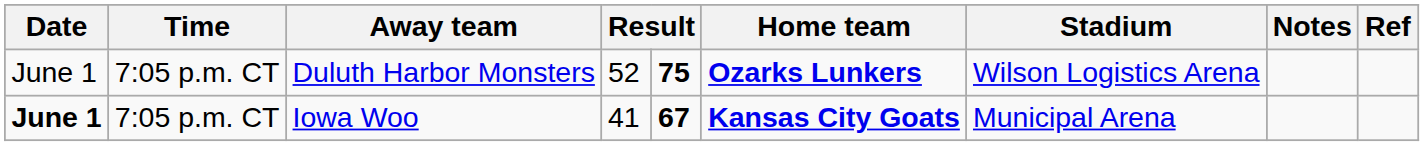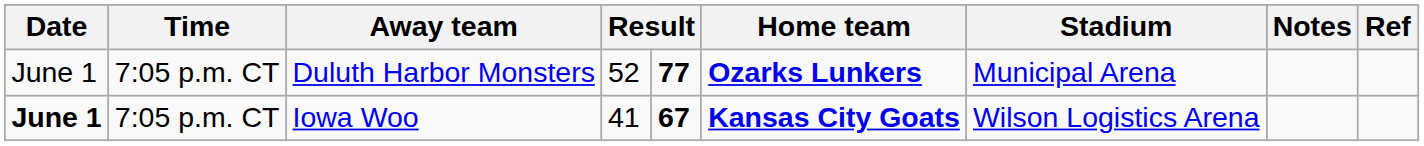(674, 72) 75 -> (674, 72) 77
(1116, 72) Wilson Logistics Arena -> (1074, 72) Municipal Arena
(1074, 117) Municipal Arena -> (1116, 117) Wilson Logistics Arena
